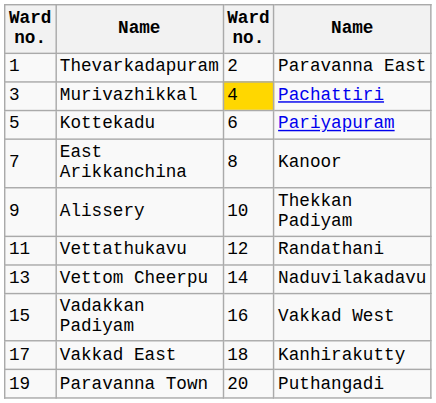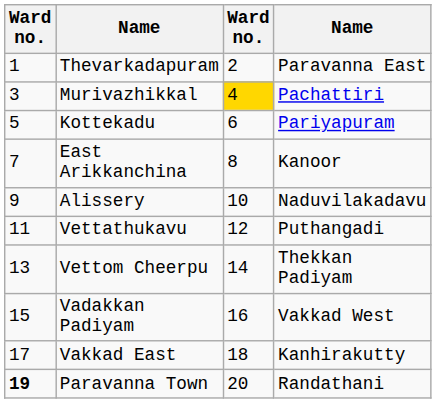(315, 212) Thekkan Padiyam -> (352, 202) Naduvilakadavu
(331, 250) Randathani -> (331, 230) Puthangadi
(352, 279) Naduvilakadavu -> (315, 269) Thekkan Padiyam
(20, 385) normal -> (20, 385) bold
(331, 385) Puthangadi -> (331, 385) Randathani
